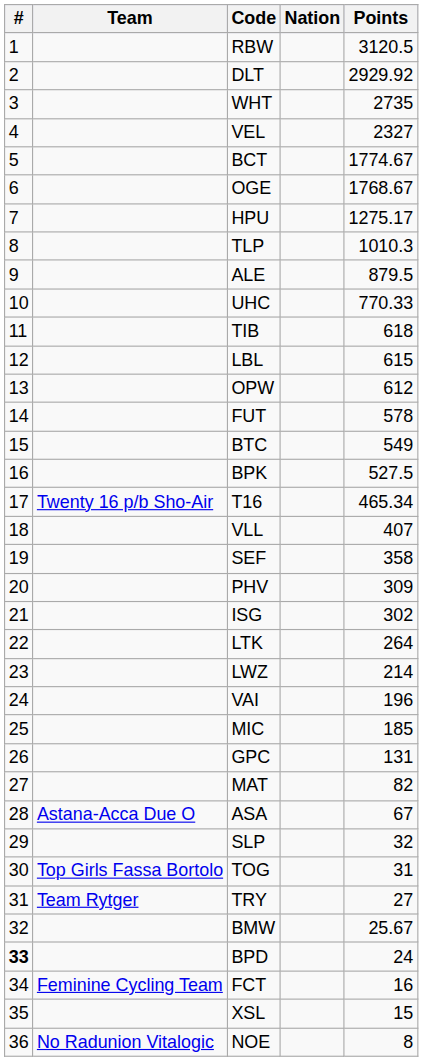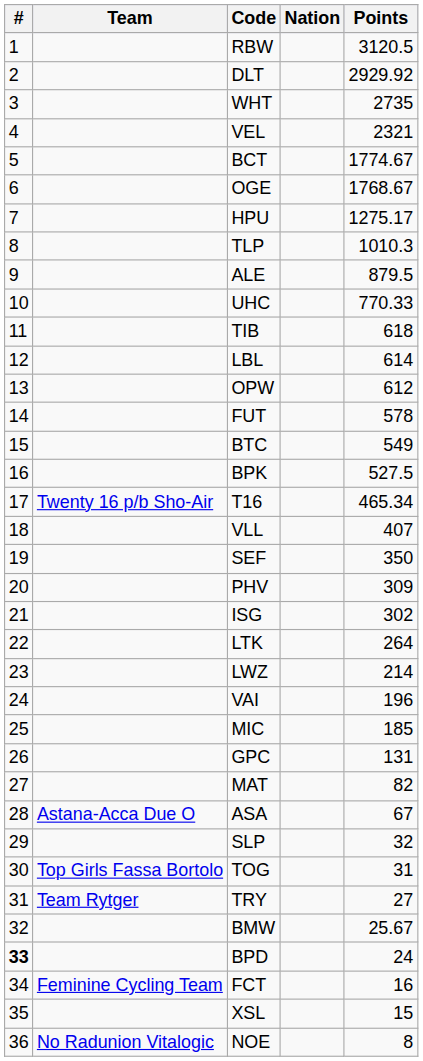(393, 132) 2327 -> (393, 132) 2321
(398, 359) 615 -> (398, 359) 614
(398, 558) 358 -> (398, 558) 350
